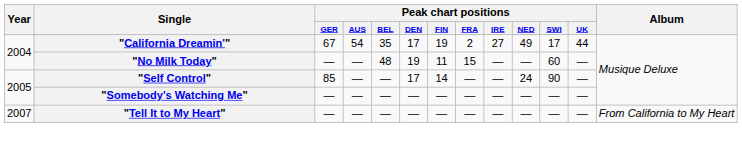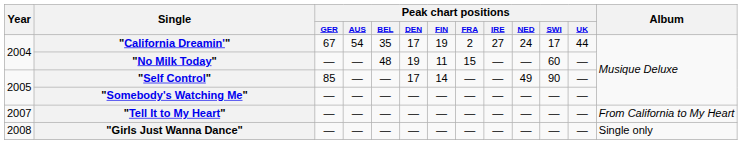(526, 43) 49 -> (526, 43) 24
(526, 78) 24 -> (526, 78) 49
+ row: (175, 131)
